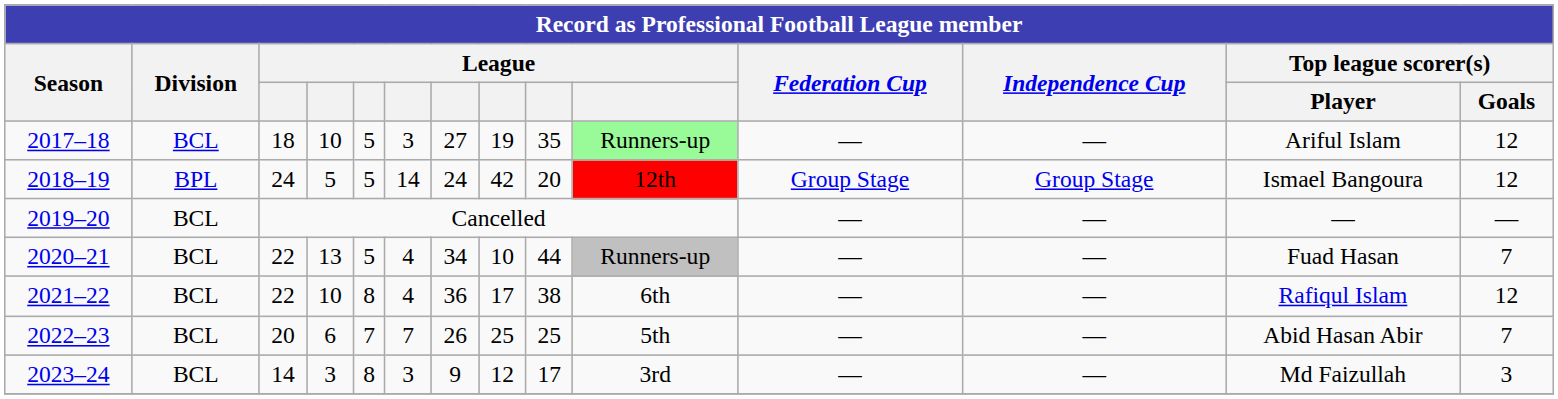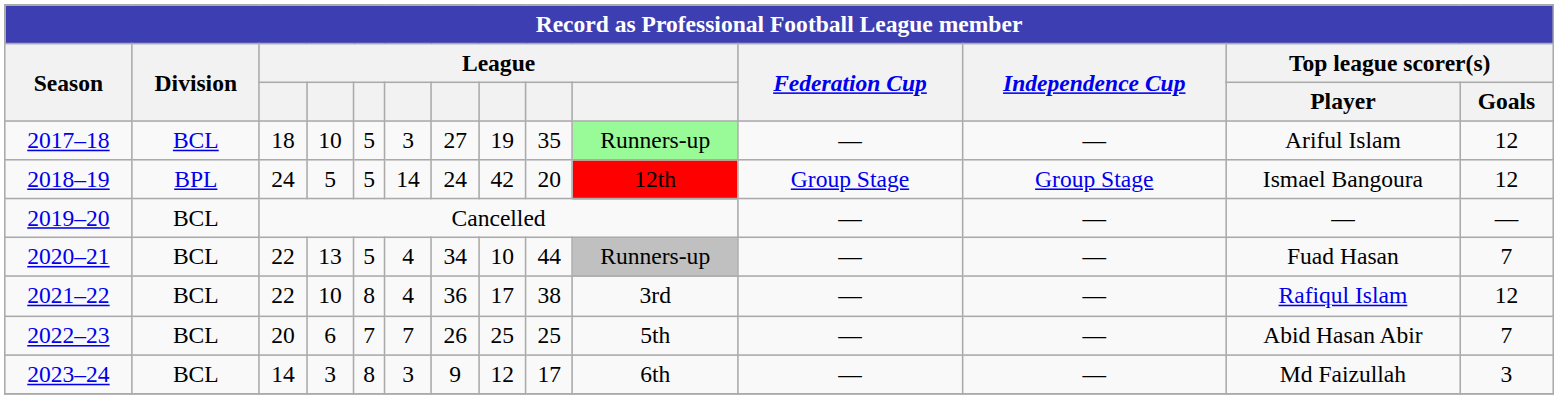(655, 296) 6th -> (655, 296) 3rd
(655, 373) 3rd -> (655, 373) 6th
